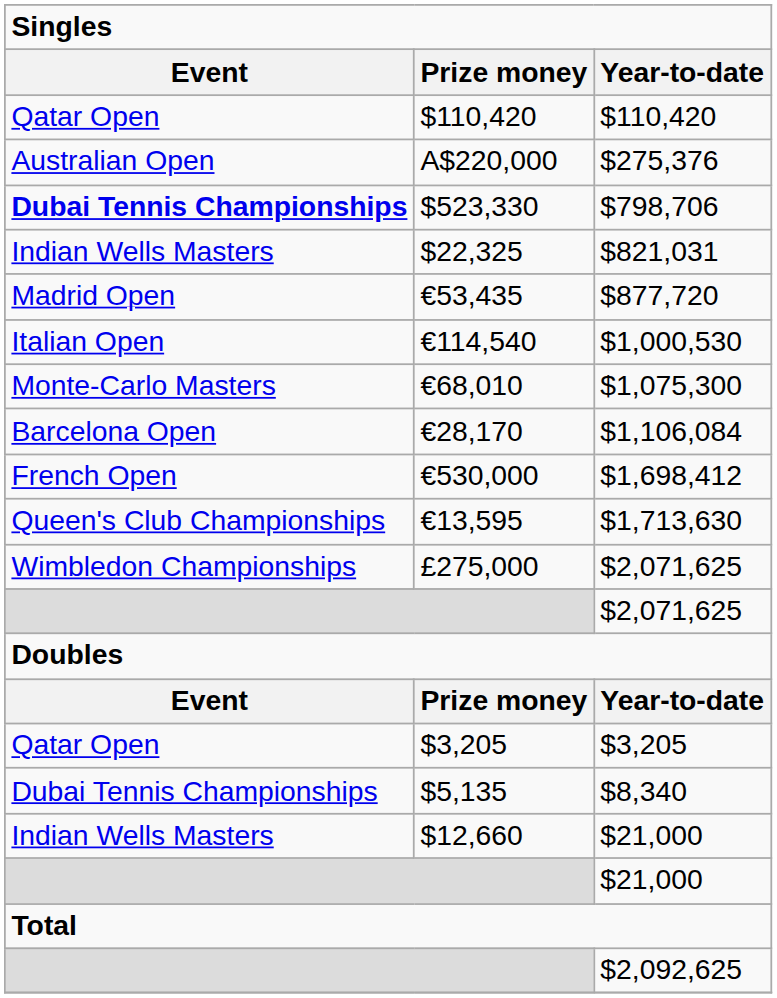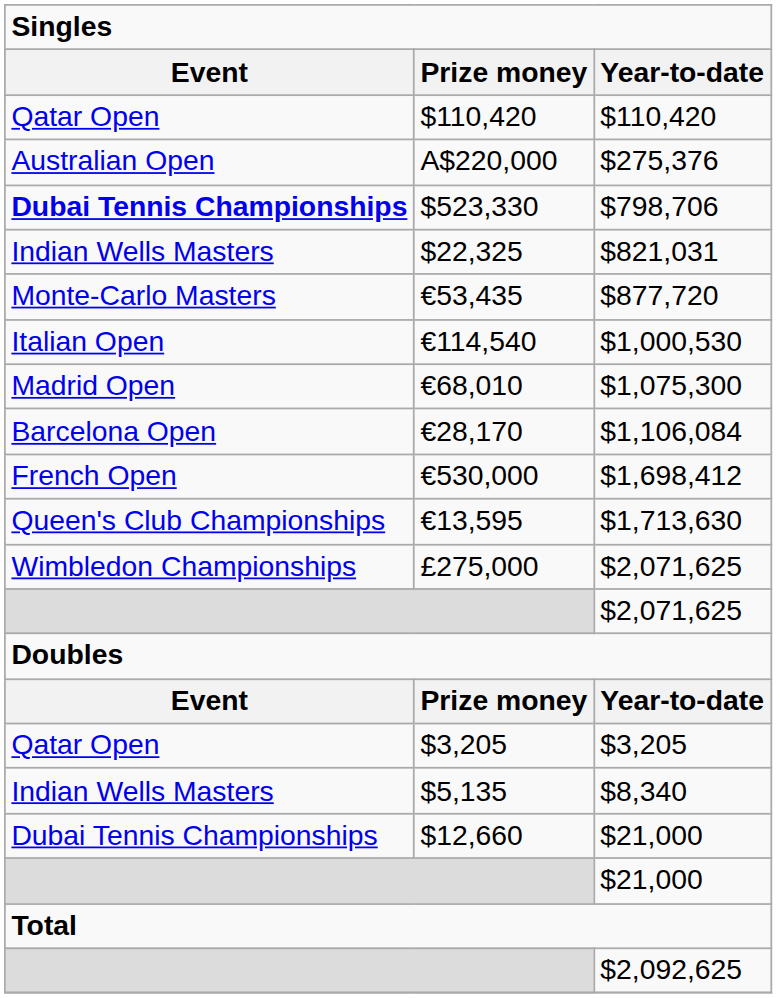(93, 296) Madrid Open -> (144, 296) Monte-Carlo Masters
(144, 386) Monte-Carlo Masters -> (93, 386) Madrid Open
(195, 790) Dubai Tennis Championships -> (143, 790) Indian Wells Masters
(143, 835) Indian Wells Masters -> (195, 835) Dubai Tennis Championships
